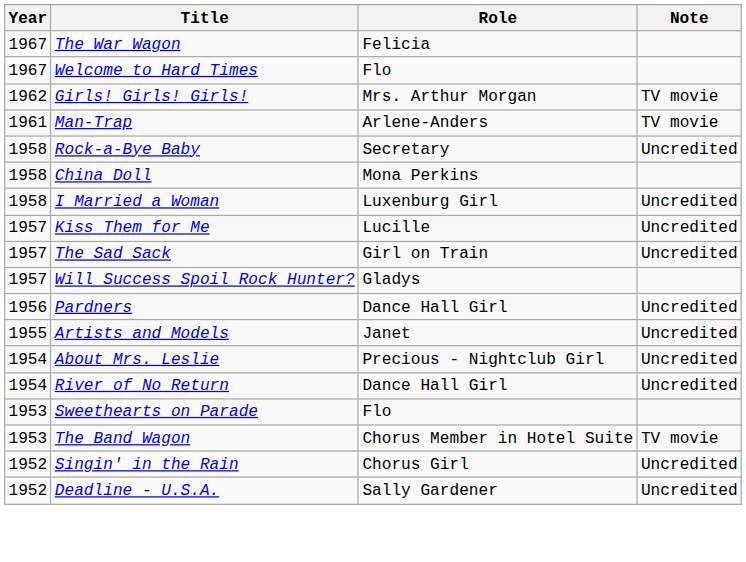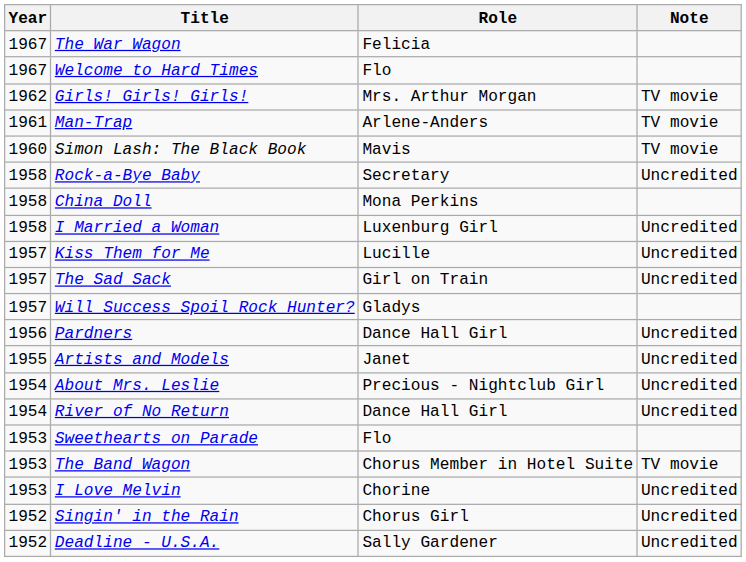+ row: (181, 149)
+ row: (118, 491)
